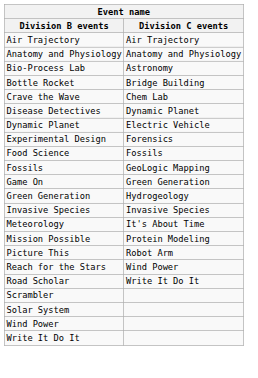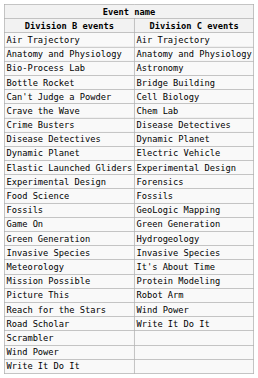+ row: (59, 97)
+ row: (40, 125)
+ row: (69, 168)
- row: (38, 310)
